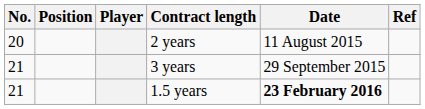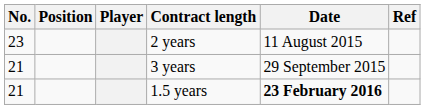(16, 41) 20 -> (16, 41) 23
